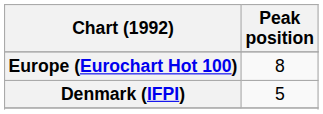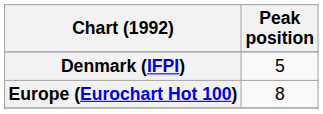rows swapped: (123, 94) <-> (123, 66)
